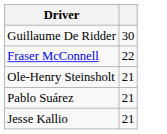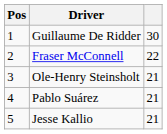+ column: (17, 15)
